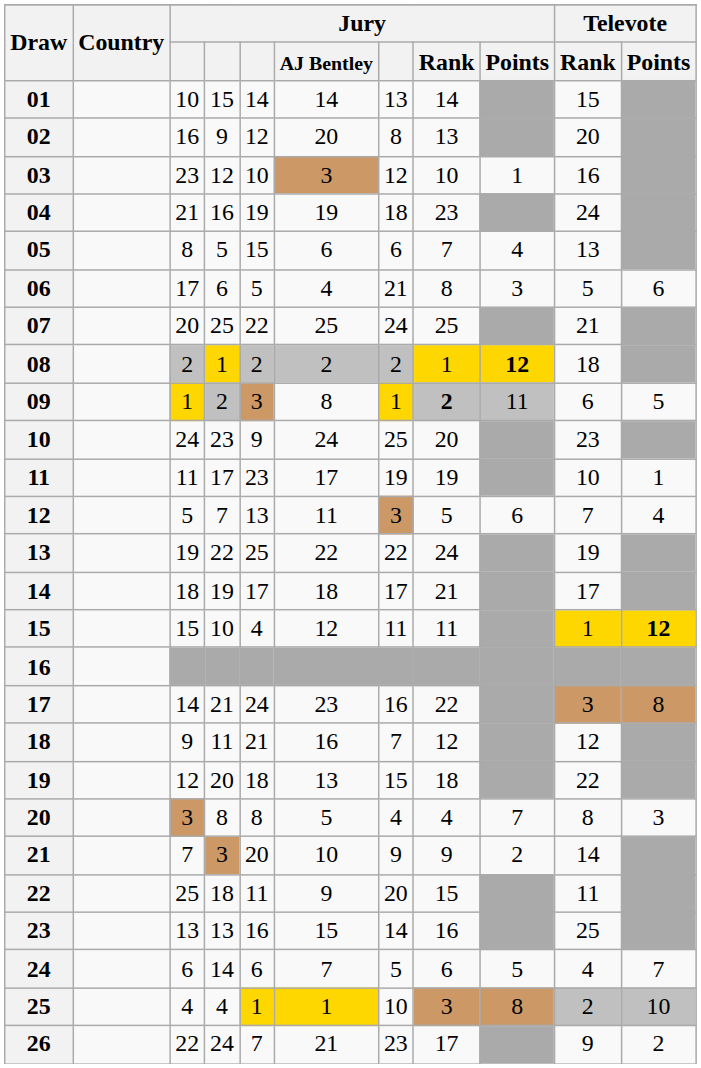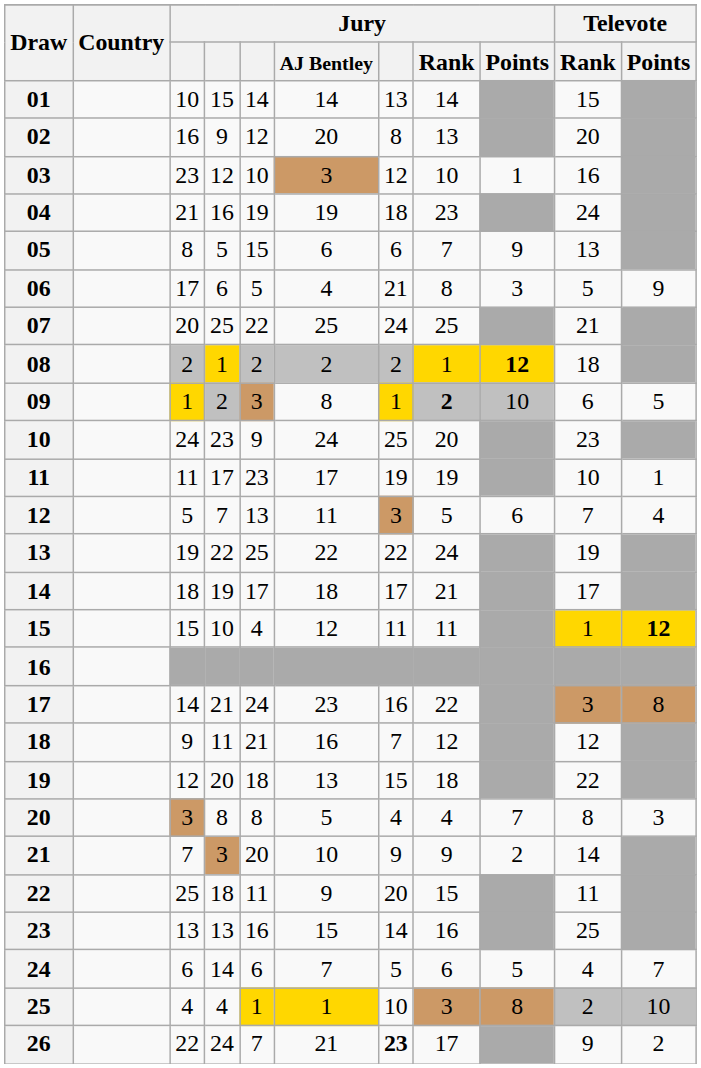(517, 250) 4 -> (517, 250) 9
(658, 288) 6 -> (658, 288) 9
(517, 401) 11 -> (517, 401) 10
(396, 1044) normal -> (396, 1044) bold
